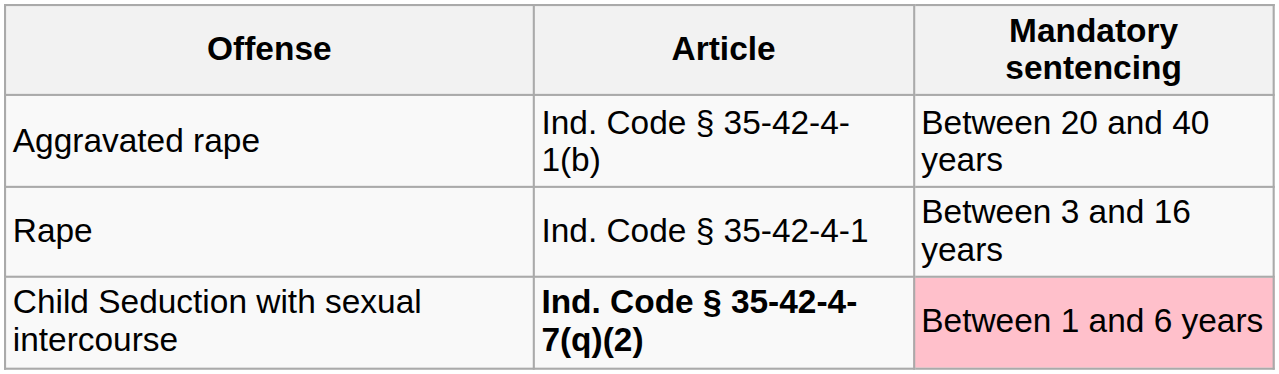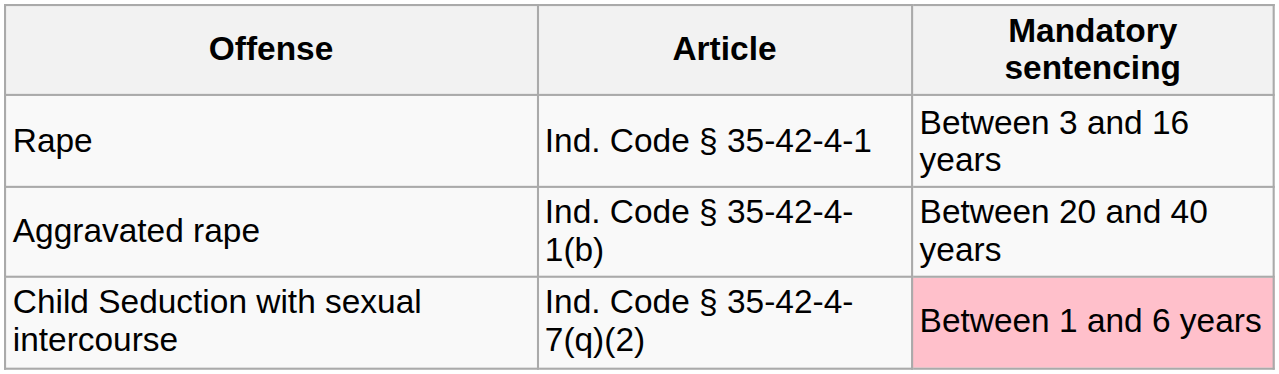rows swapped: (53, 231) <-> (136, 140)
(699, 321) bold -> (699, 321) normal
